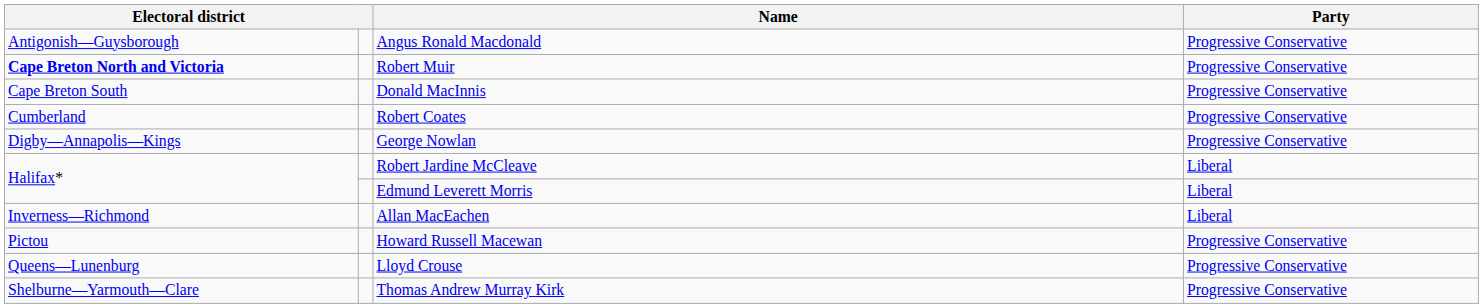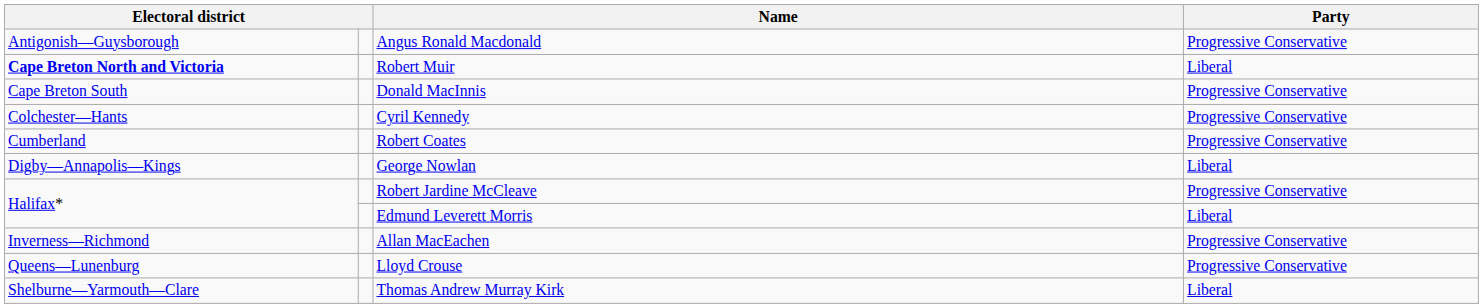(1267, 66) Progressive Conservative -> (1210, 66) Liberal
+ row: (423, 116)
(1267, 141) Progressive Conservative -> (1210, 166) Liberal
(1210, 166) Liberal -> (1267, 191) Progressive Conservative
(1210, 215) Liberal -> (1267, 240) Progressive Conservative
- row: (459, 240)
(1267, 290) Progressive Conservative -> (1210, 290) Liberal
